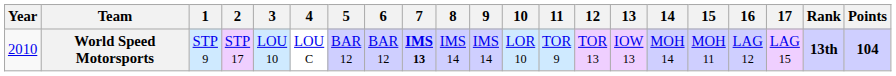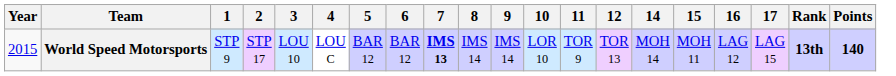- column: (629, 17)
(23, 49) 2010 -> (23, 49) 2015
(867, 49) 104 -> (853, 49) 140
